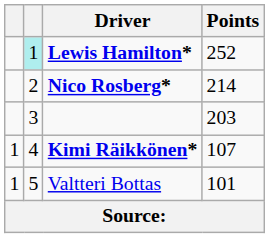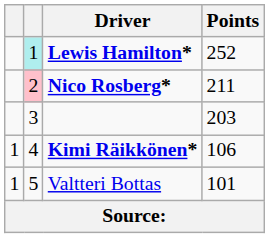(34, 85) no background -> (34, 85) pink background
(221, 85) 214 -> (221, 85) 211
(221, 150) 107 -> (221, 150) 106
